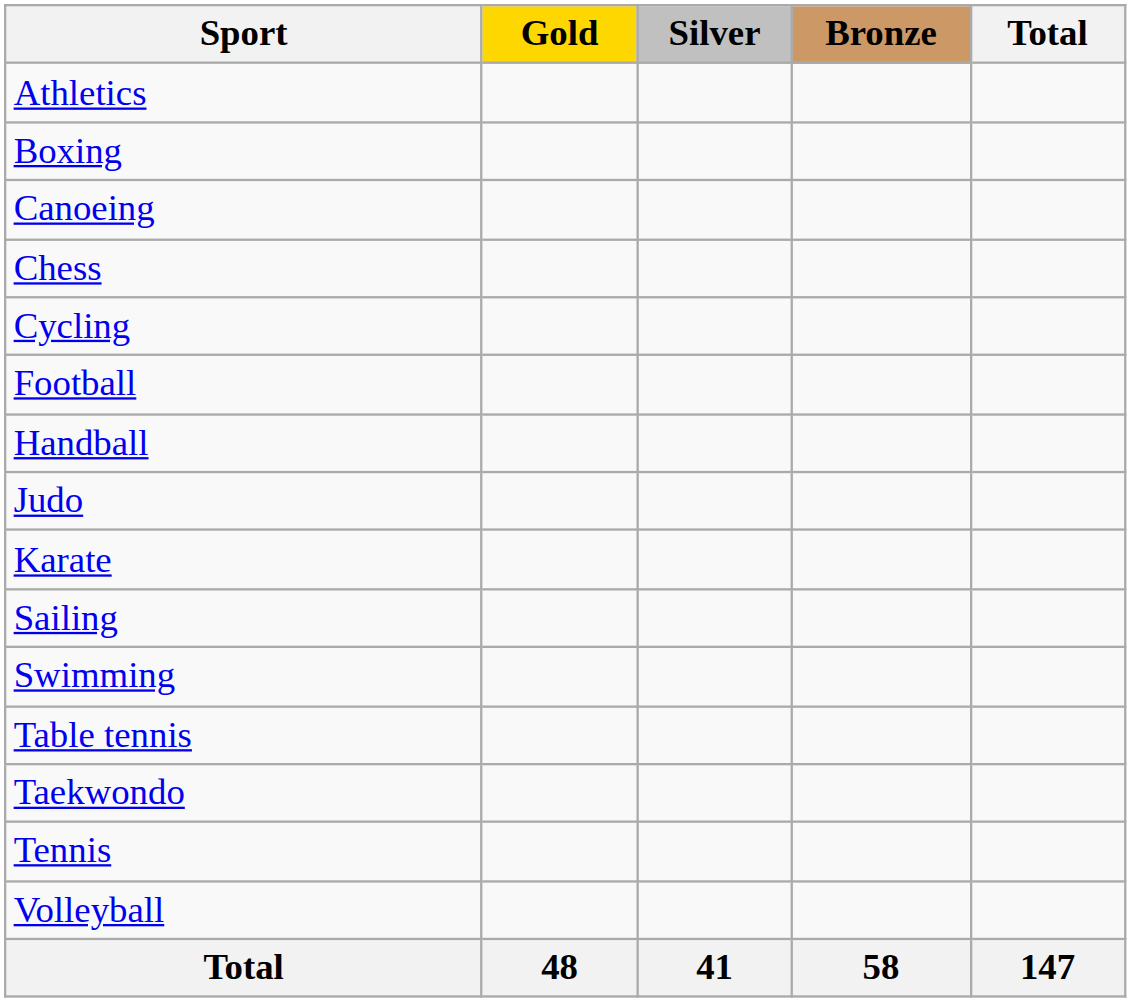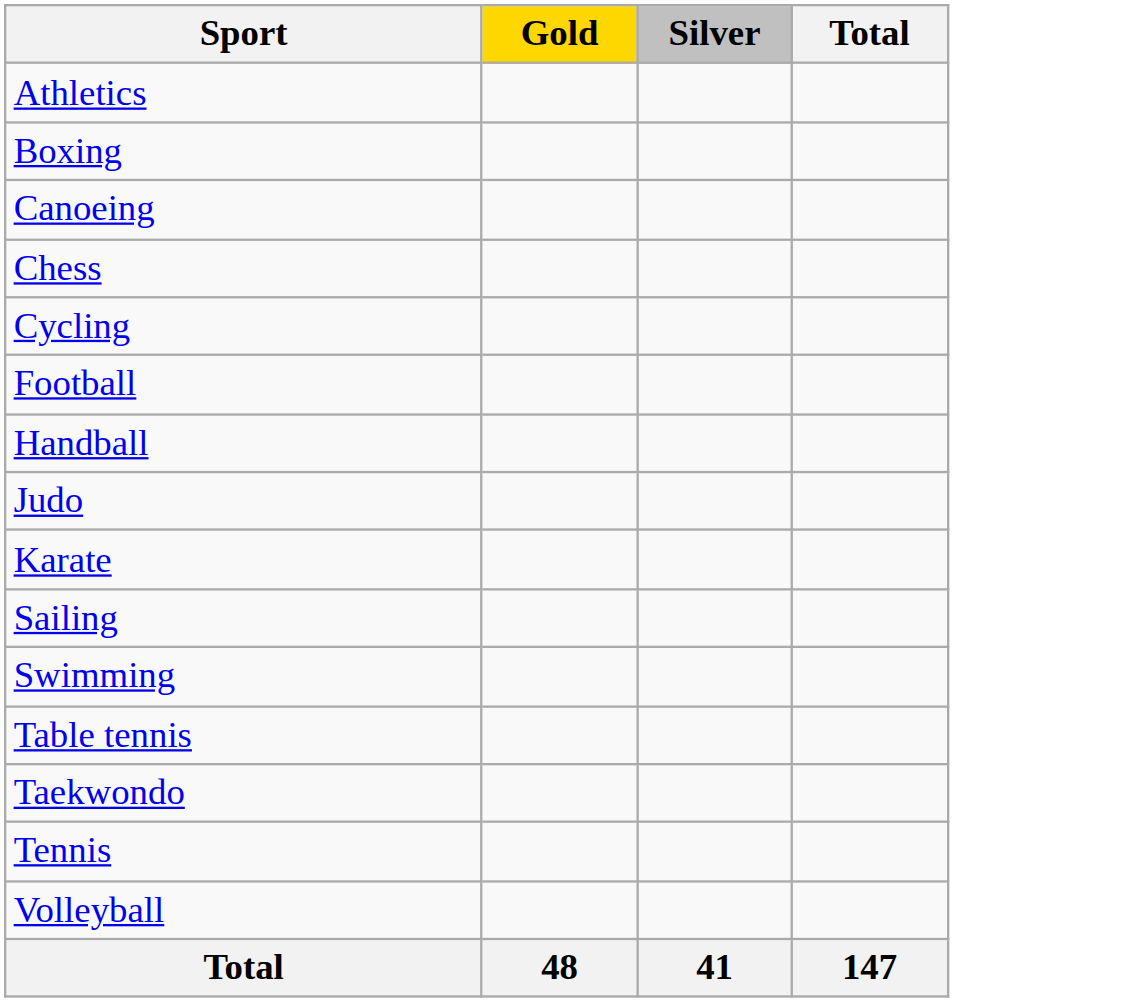- column: (881, 33)
